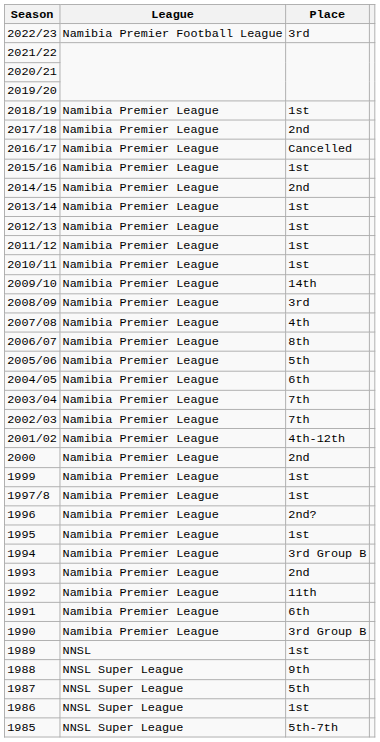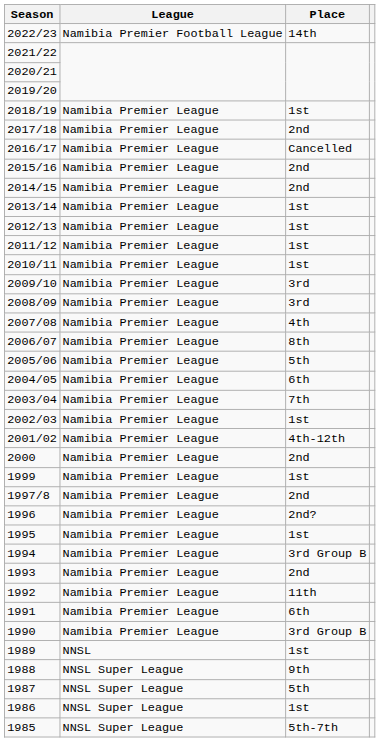(299, 33) 3rd -> (303, 33) 14th
(299, 168) 1st -> (299, 168) 2nd
(303, 284) 14th -> (299, 284) 3rd
(299, 419) 7th -> (299, 419) 1st
(299, 496) 1st -> (299, 496) 2nd
